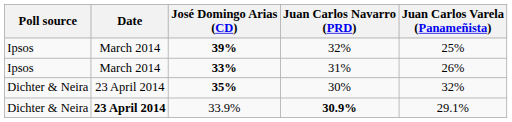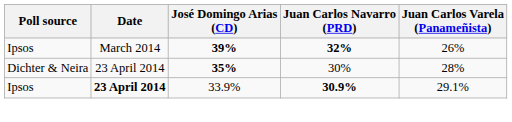(339, 48) normal -> (339, 48) bold
(453, 48) 25% -> (453, 48) 26%
- row: (224, 68)
(453, 87) 32% -> (453, 68) 28%
(48, 107) Dichter & Neira -> (20, 87) Ipsos
